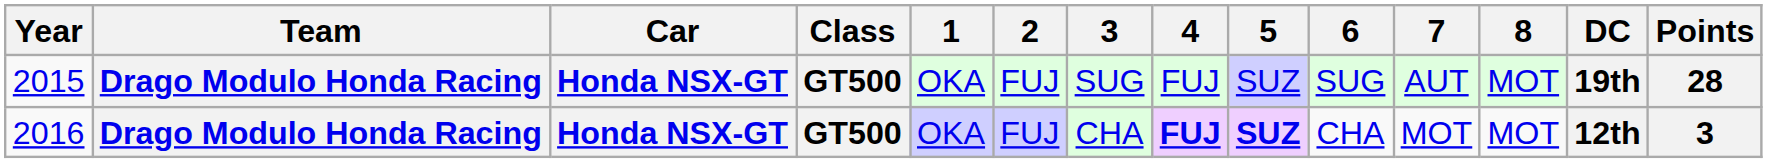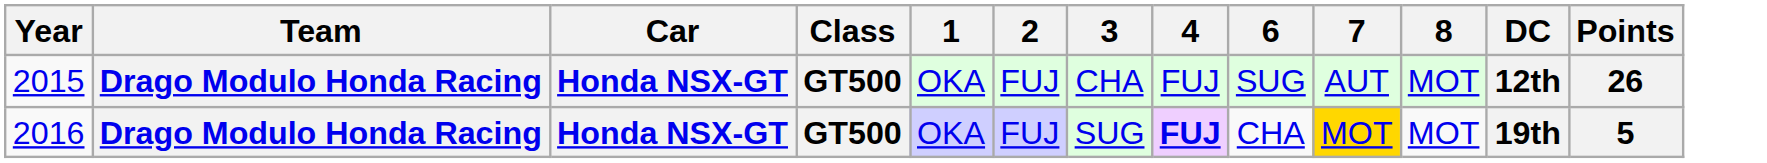- column: (1268, 30)
(1110, 81) SUG -> (1110, 81) CHA
(1607, 81) 19th -> (1528, 81) 12th
(1705, 81) 28 -> (1625, 81) 26
(1110, 132) CHA -> (1110, 132) SUG
(1436, 132) no background -> (1357, 132) gold background
(1607, 132) 12th -> (1528, 132) 19th
(1705, 132) 3 -> (1625, 132) 5
